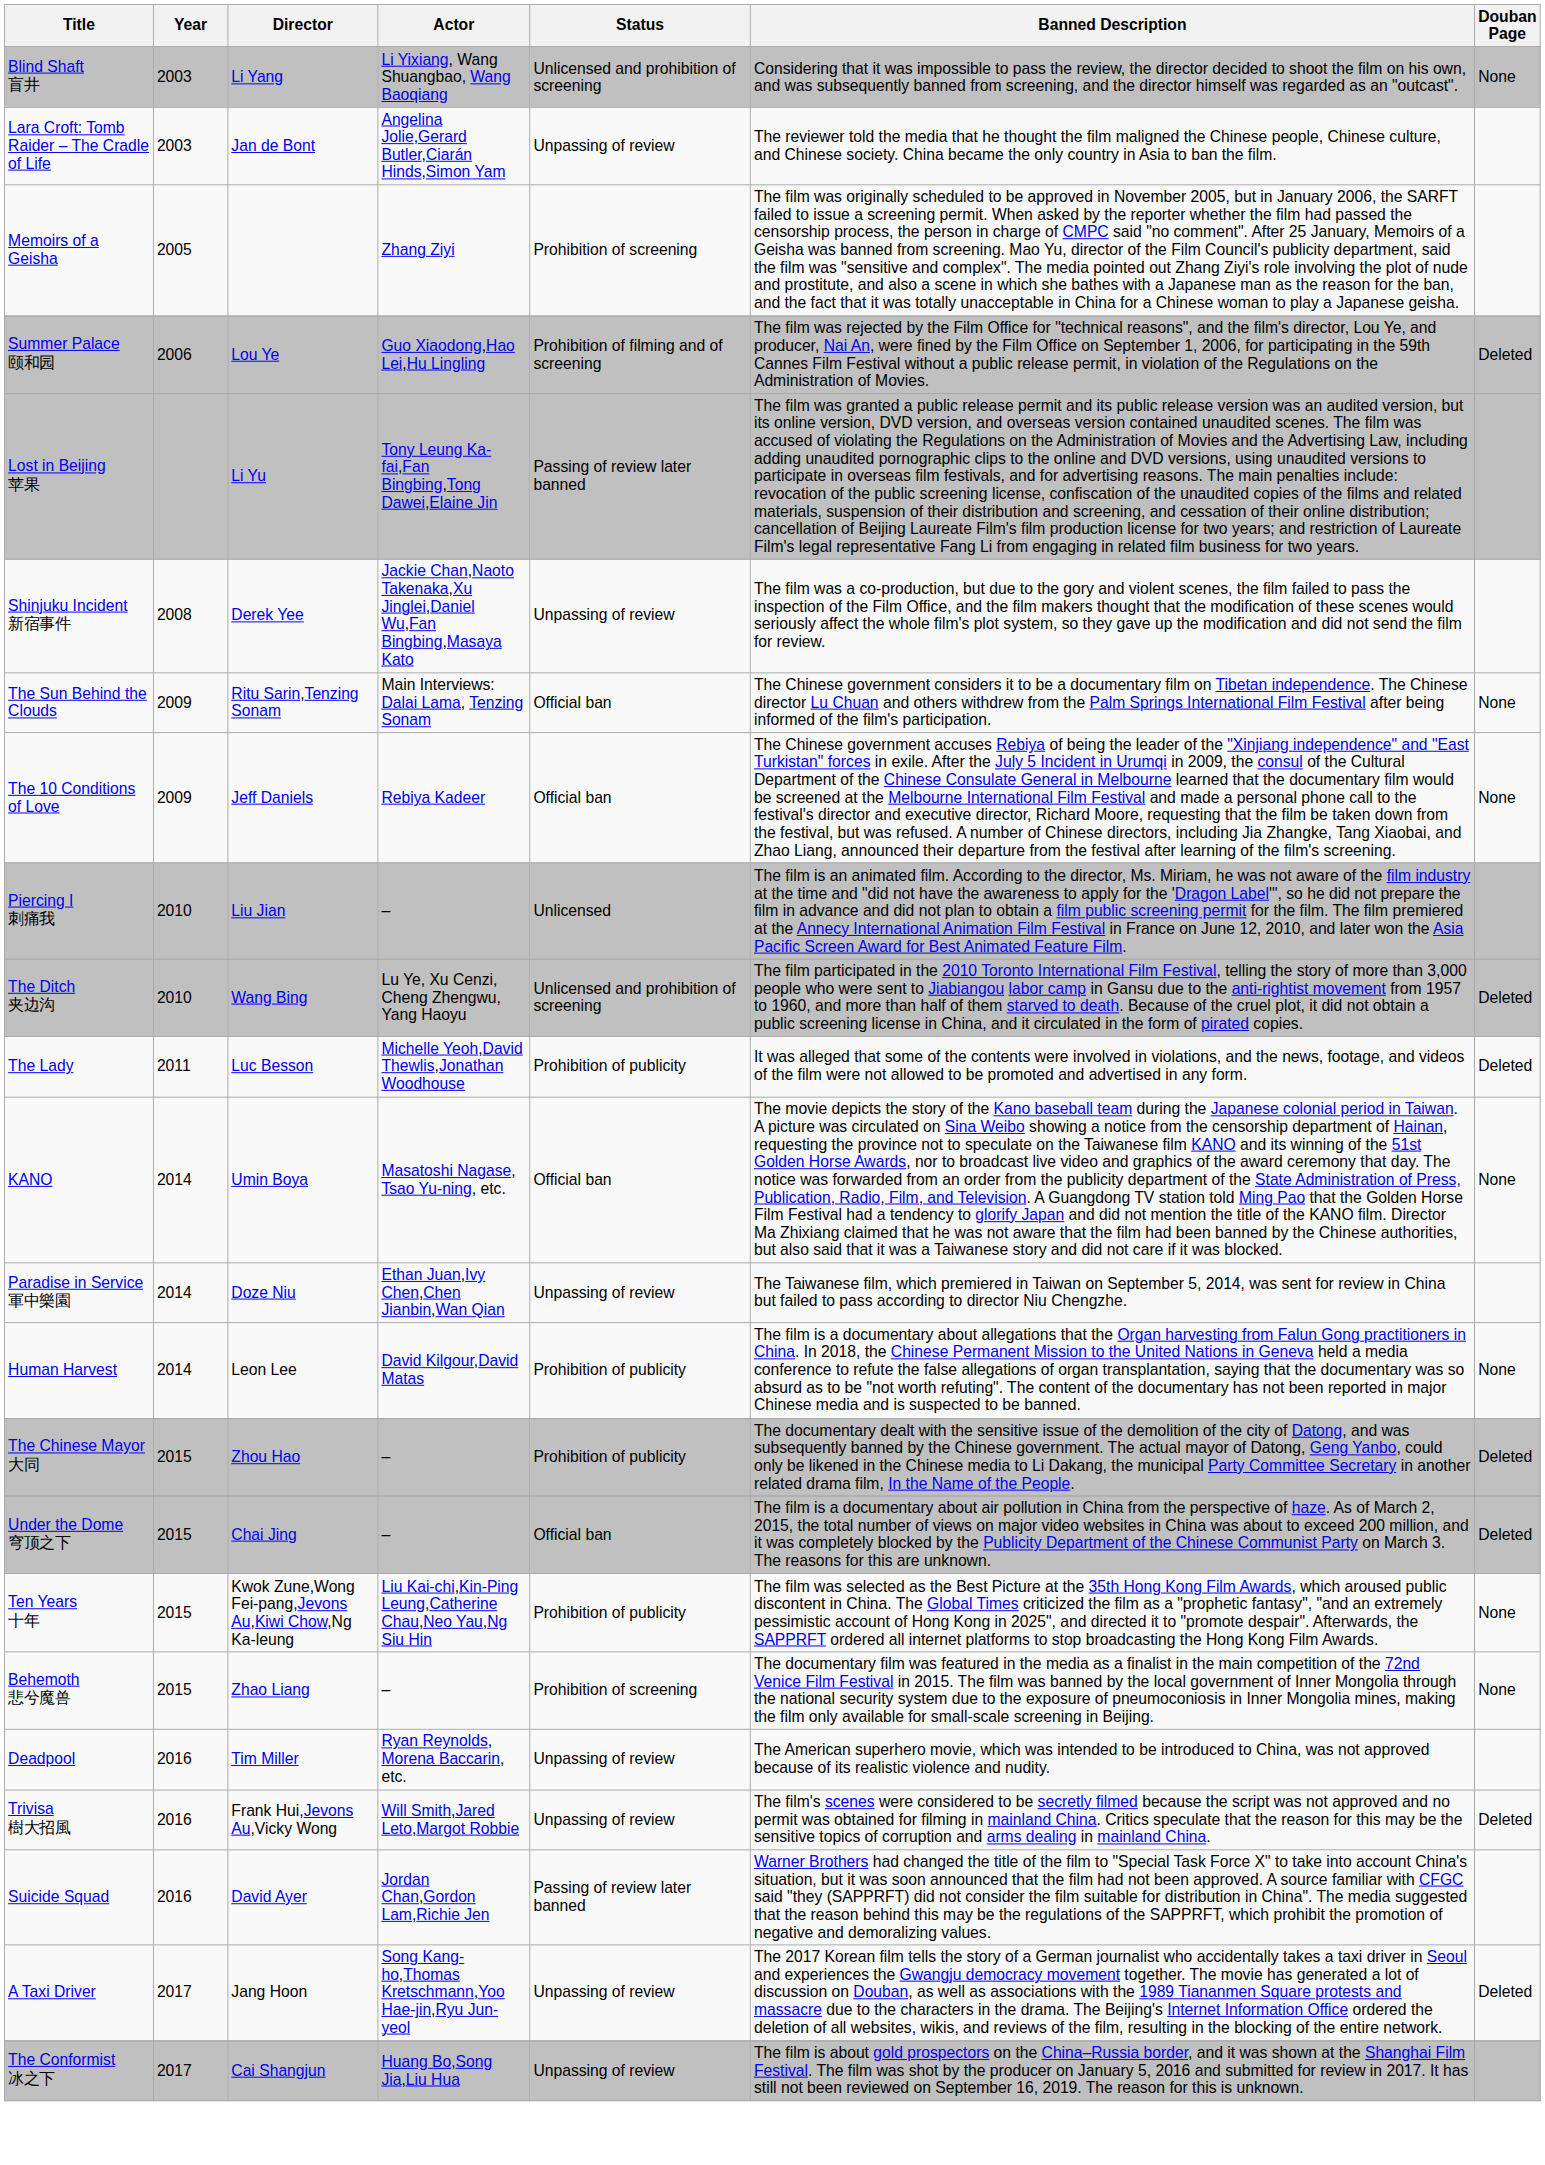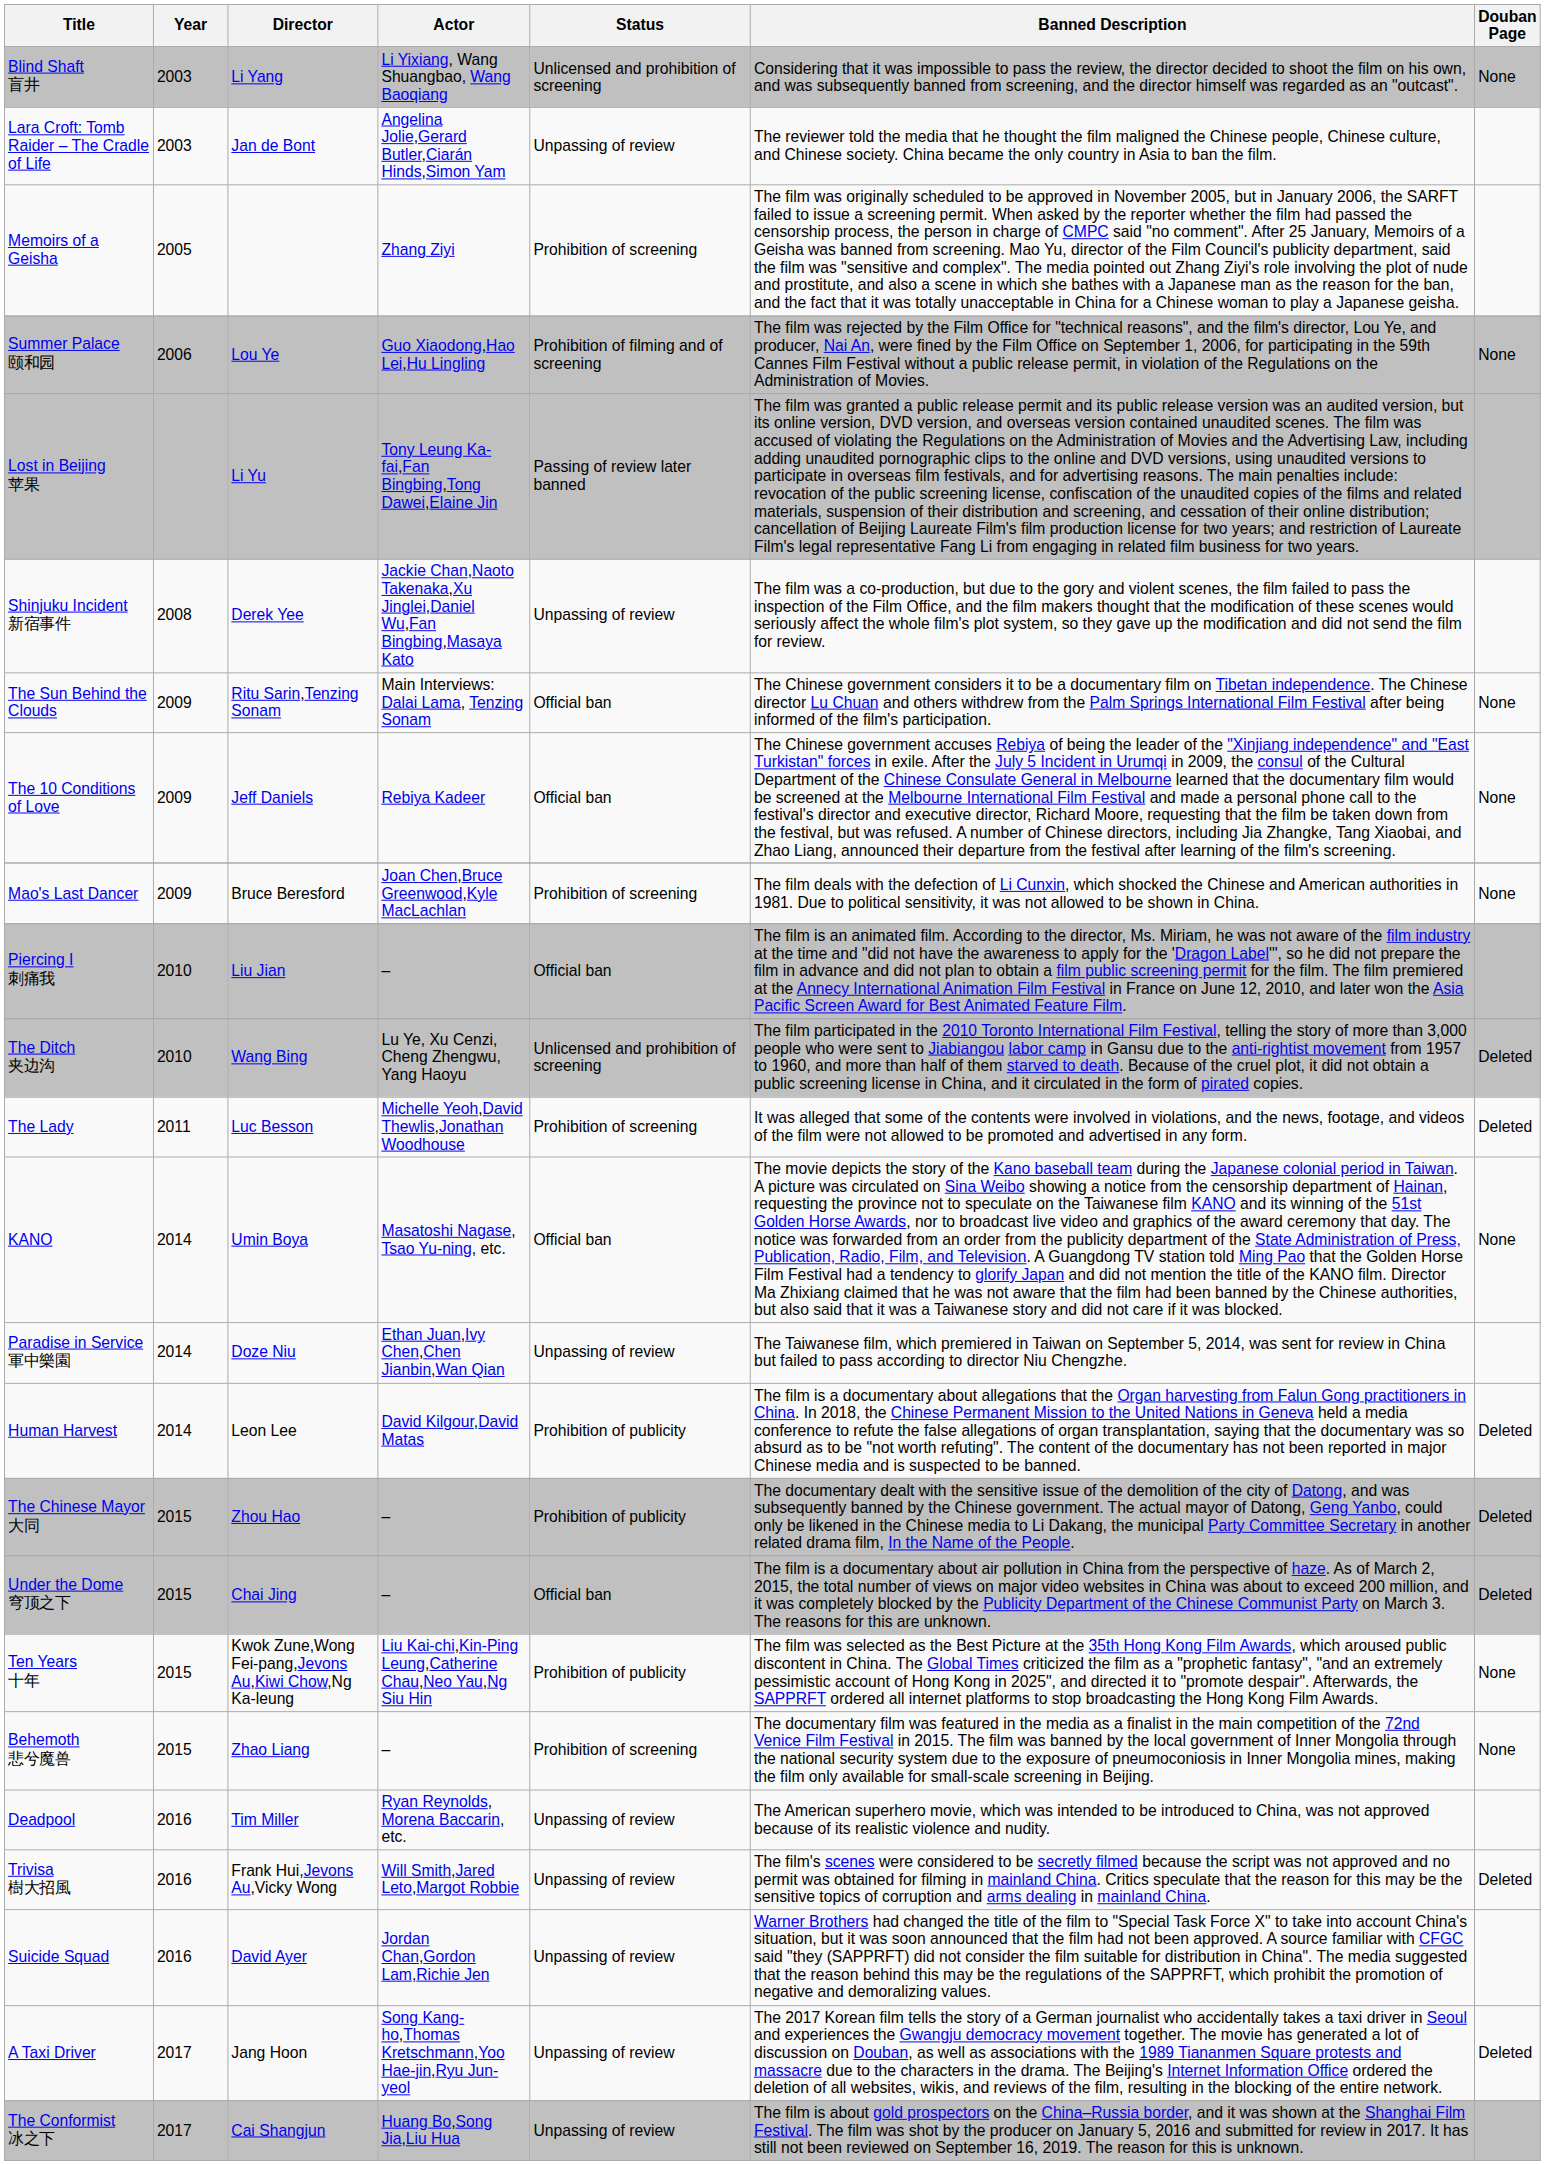(1505, 354) Deleted -> (1497, 354) None
+ row: (73, 893)
(572, 911) Unlicensed -> (572, 971) Official ban
(610, 1066) Prohibition of publicity -> (615, 1126) Prohibition of screening
(1497, 1370) None -> (1505, 1430) Deleted
(612, 1897) Passing of review later banned -> (604, 1957) Unpassing of review
